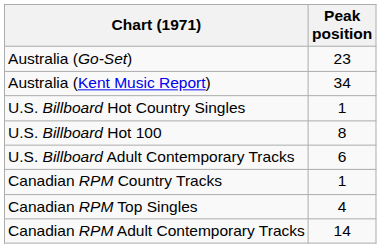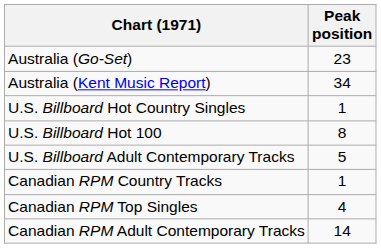(342, 157) 6 -> (342, 157) 5
